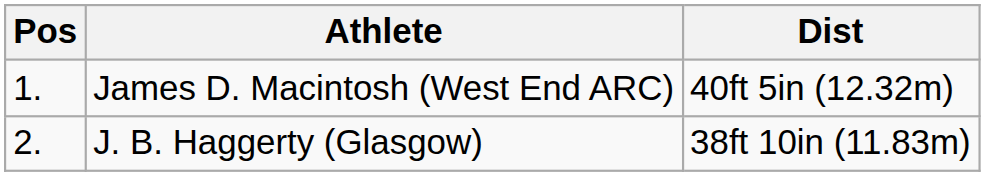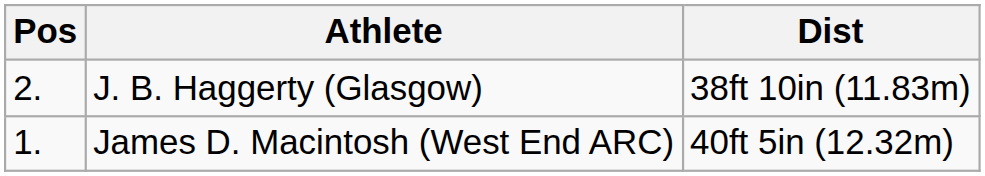rows swapped: (384, 87) <-> (288, 142)
